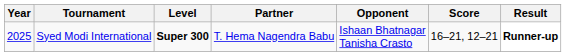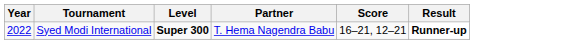- column: (383, 13)
(19, 37) 2025 -> (19, 31) 2022
